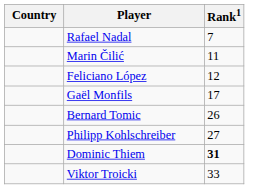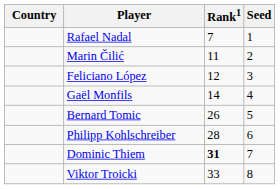+ column: (259, 15)
(213, 95) 17 -> (213, 95) 14
(213, 134) 27 -> (213, 134) 28
